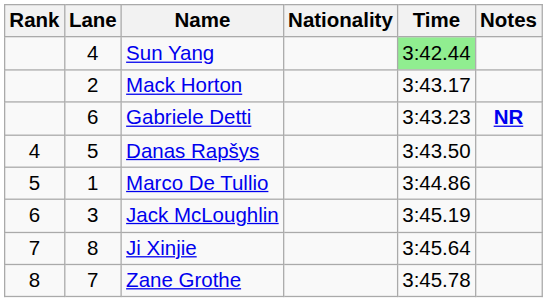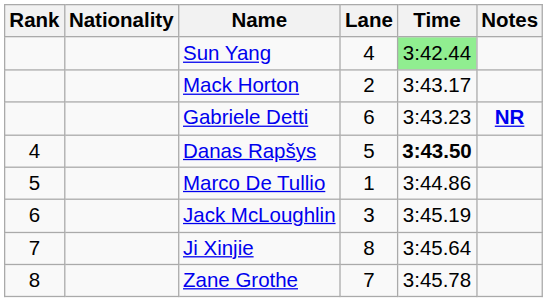columns swapped: (93, 20) <-> (340, 20)
(436, 150) normal -> (437, 150) bold
